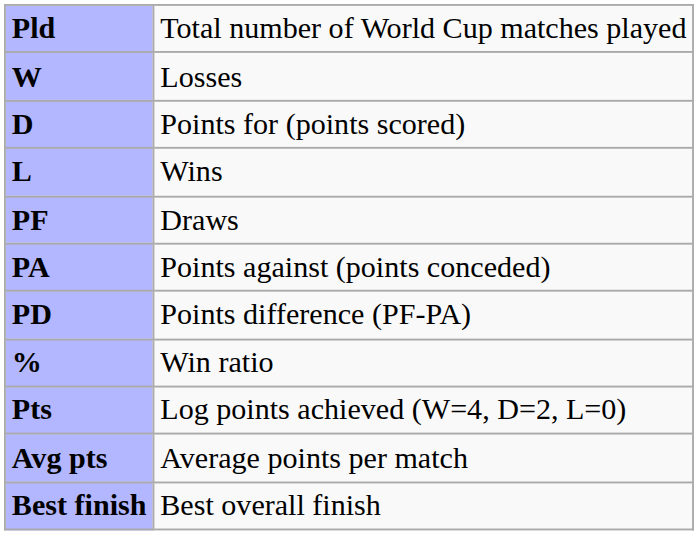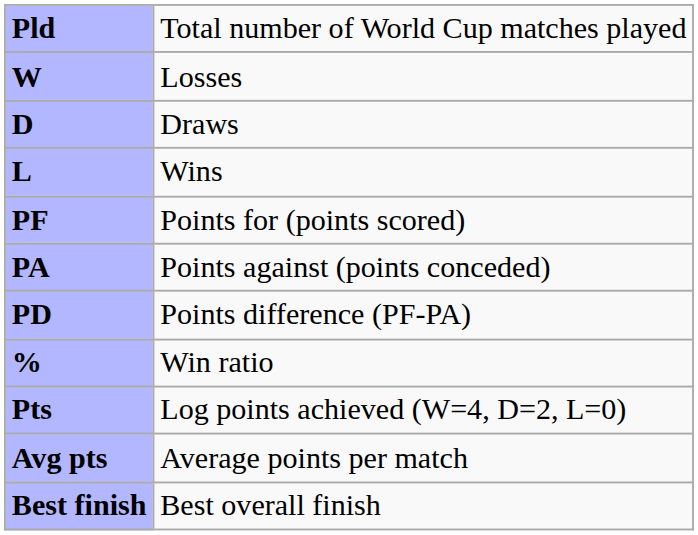(313, 123) Points for (points scored) -> (200, 123) Draws
(200, 219) Draws -> (313, 219) Points for (points scored)
